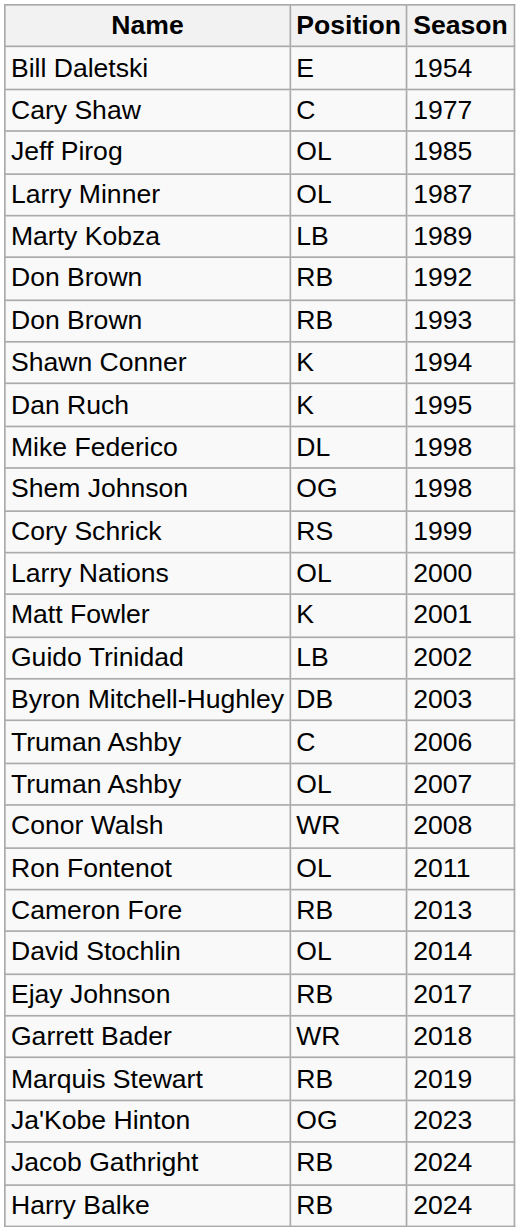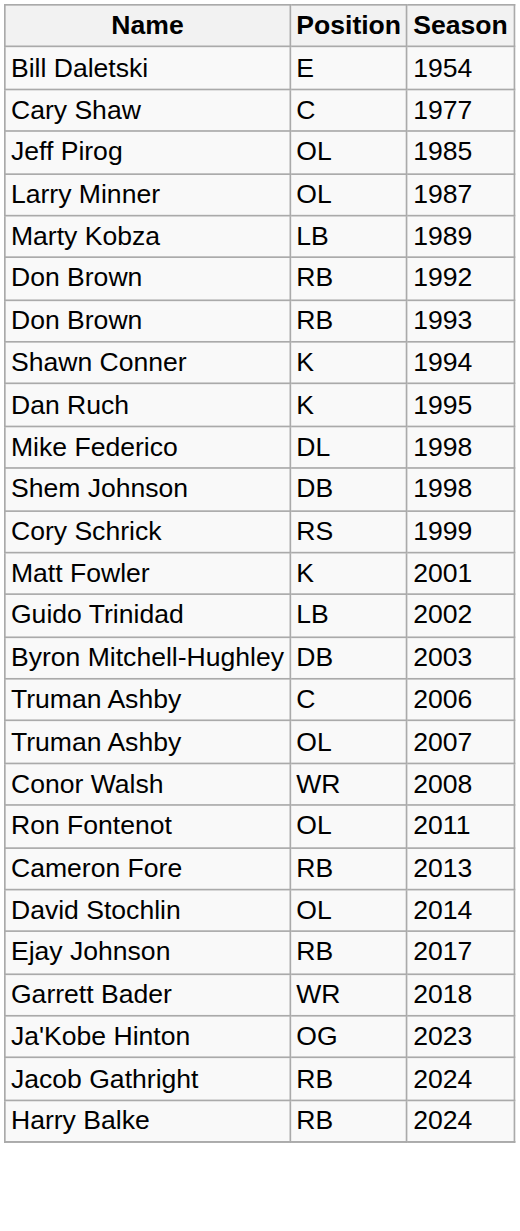(317, 488) OG -> (315, 488) DB
- row: (90, 573)
- row: (107, 1078)
